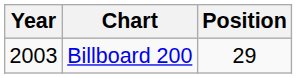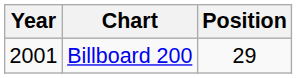(33, 55) 2003 -> (33, 55) 2001
